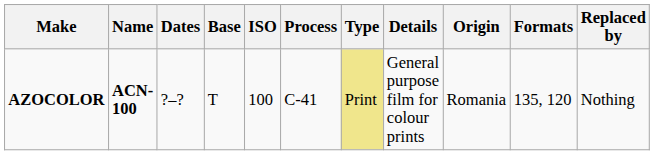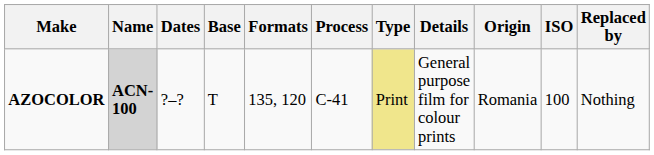columns swapped: (263, 26) <-> (543, 26)
(133, 99) no background -> (133, 99) lightgrey background
